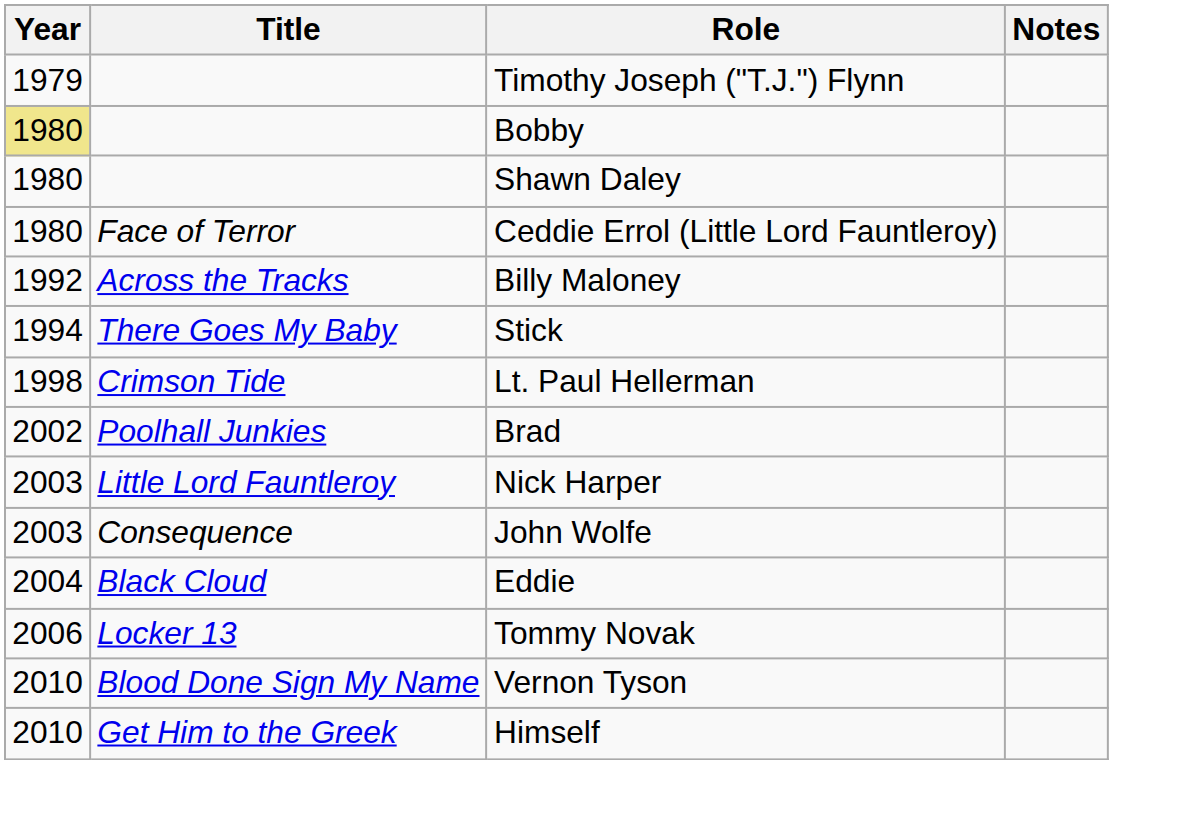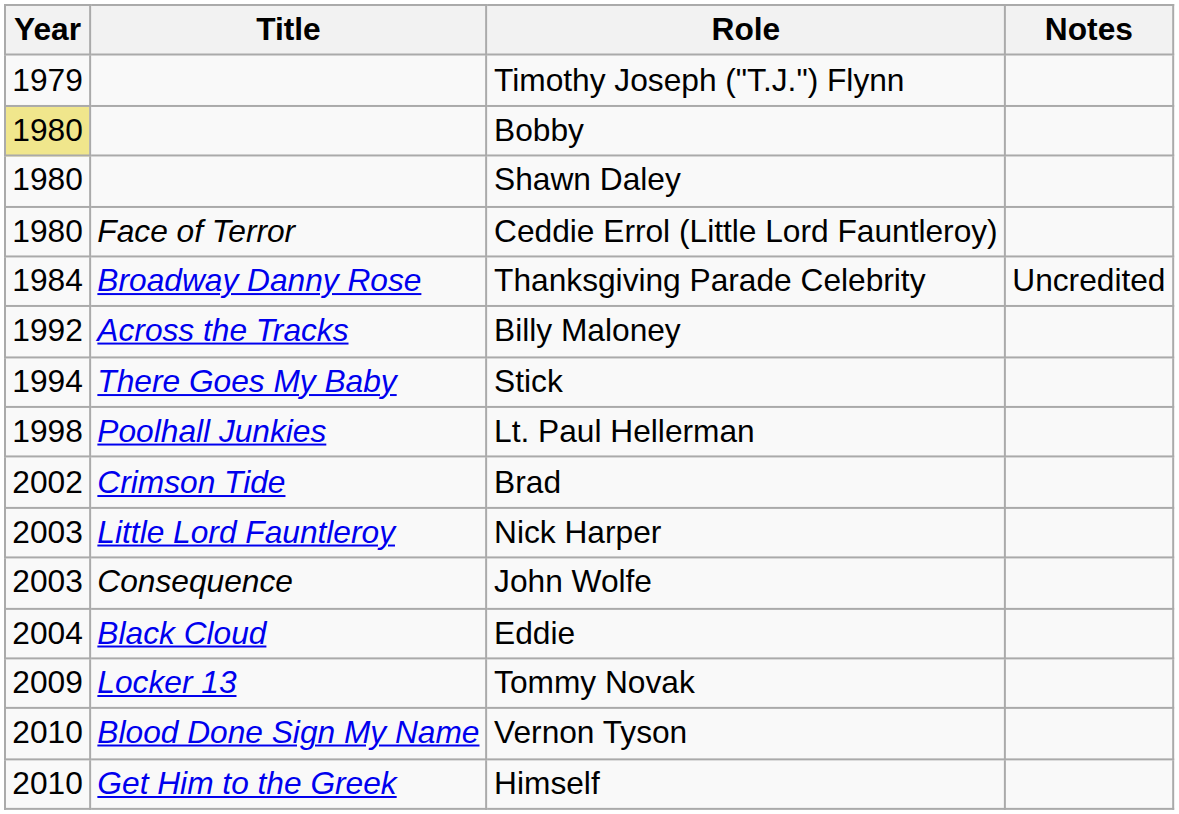+ row: (710, 280)
(191, 381) Crimson Tide -> (212, 431) Poolhall Junkies
(212, 431) Poolhall Junkies -> (191, 481) Crimson Tide
(48, 632) 2006 -> (48, 682) 2009
